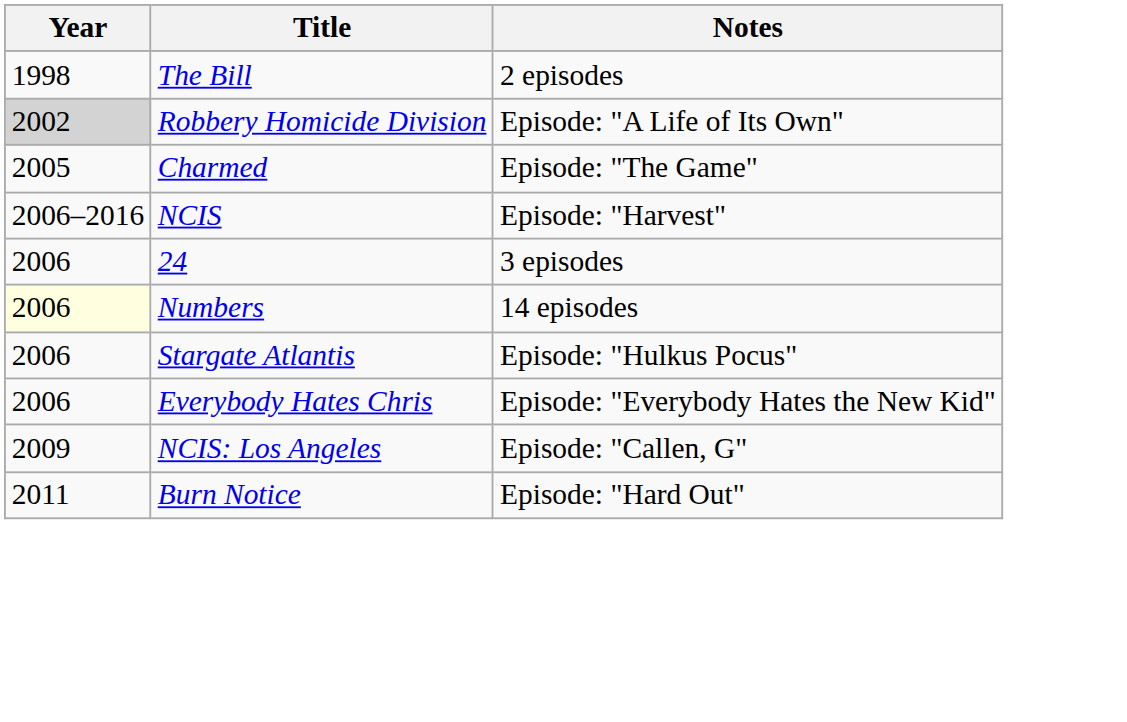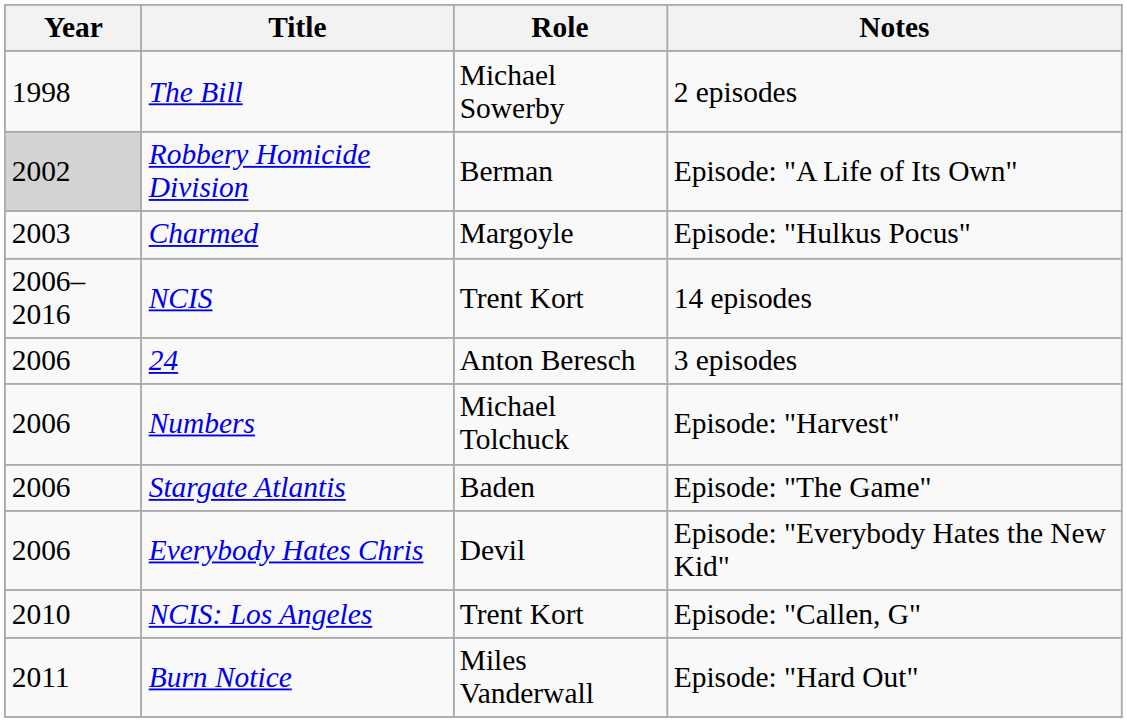+ column: (560, 27)
(41, 167) 2005 -> (41, 234) 2003
(629, 167) Episode: "The Game" -> (822, 234) Episode: "Hulkus Pocus"
(613, 214) Episode: "Harvest" -> (743, 297) 14 episodes
(41, 307) lightyellow background -> (41, 423) no background
(569, 307) 14 episodes -> (787, 423) Episode: "Harvest"
(649, 354) Episode: "Hulkus Pocus" -> (803, 487) Episode: "The Game"
(41, 448) 2009 -> (41, 613) 2010
